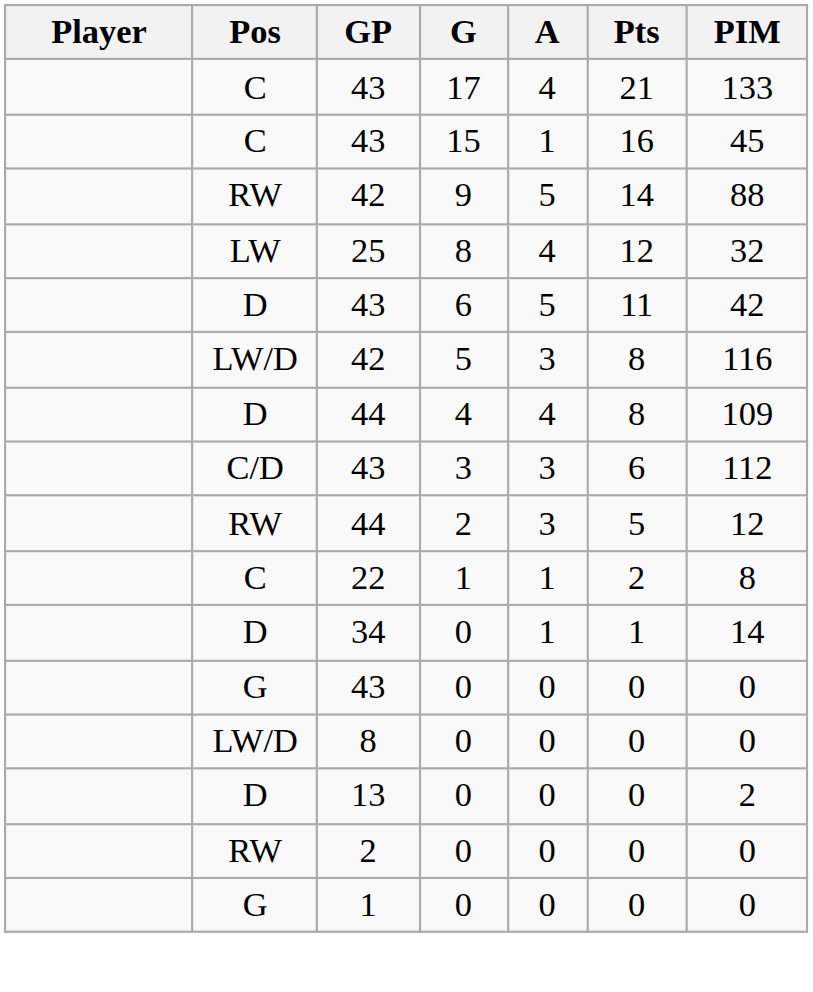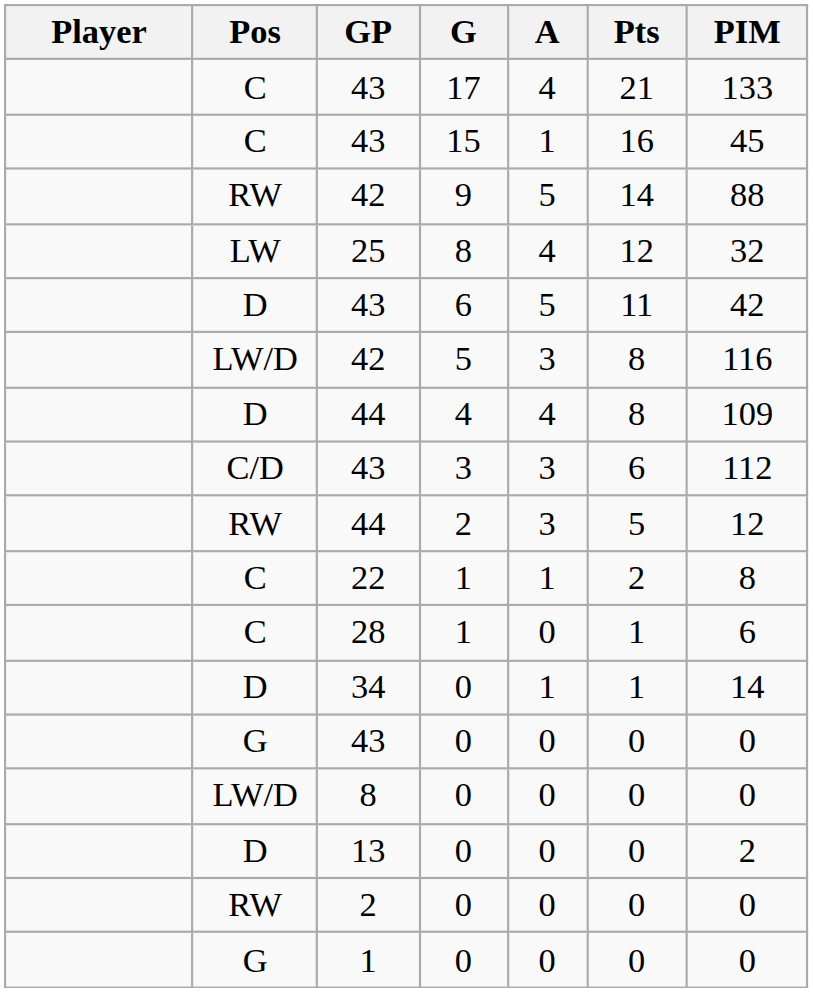+ row: (368, 631)
